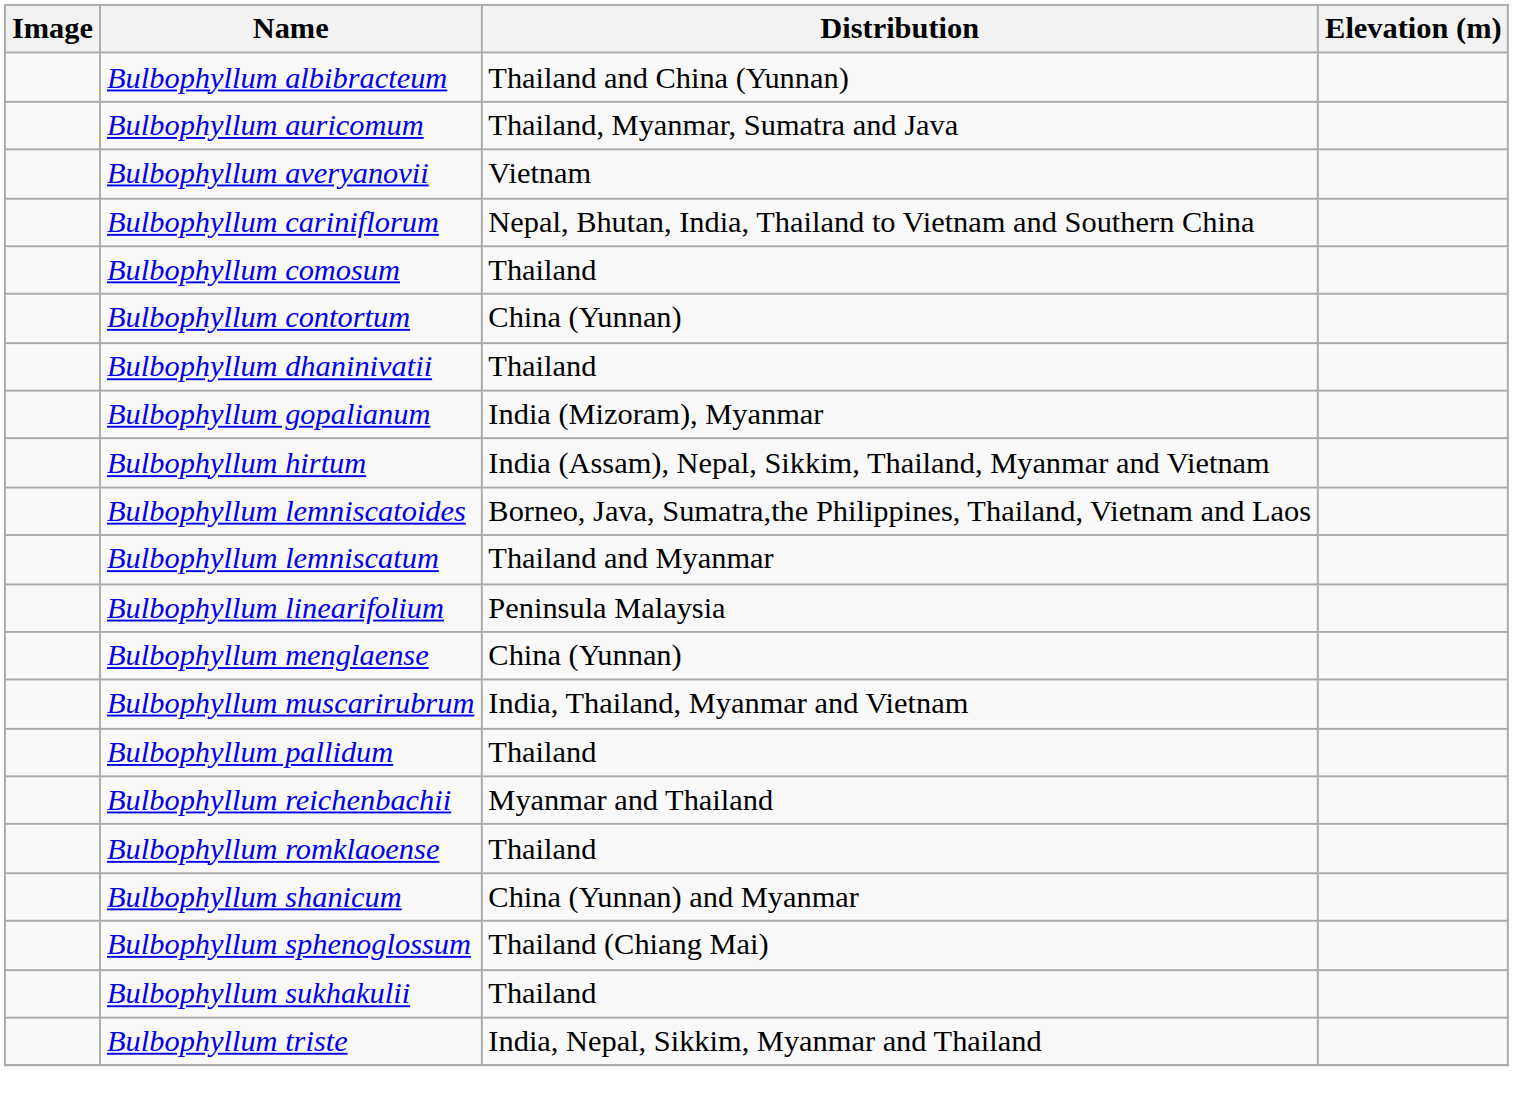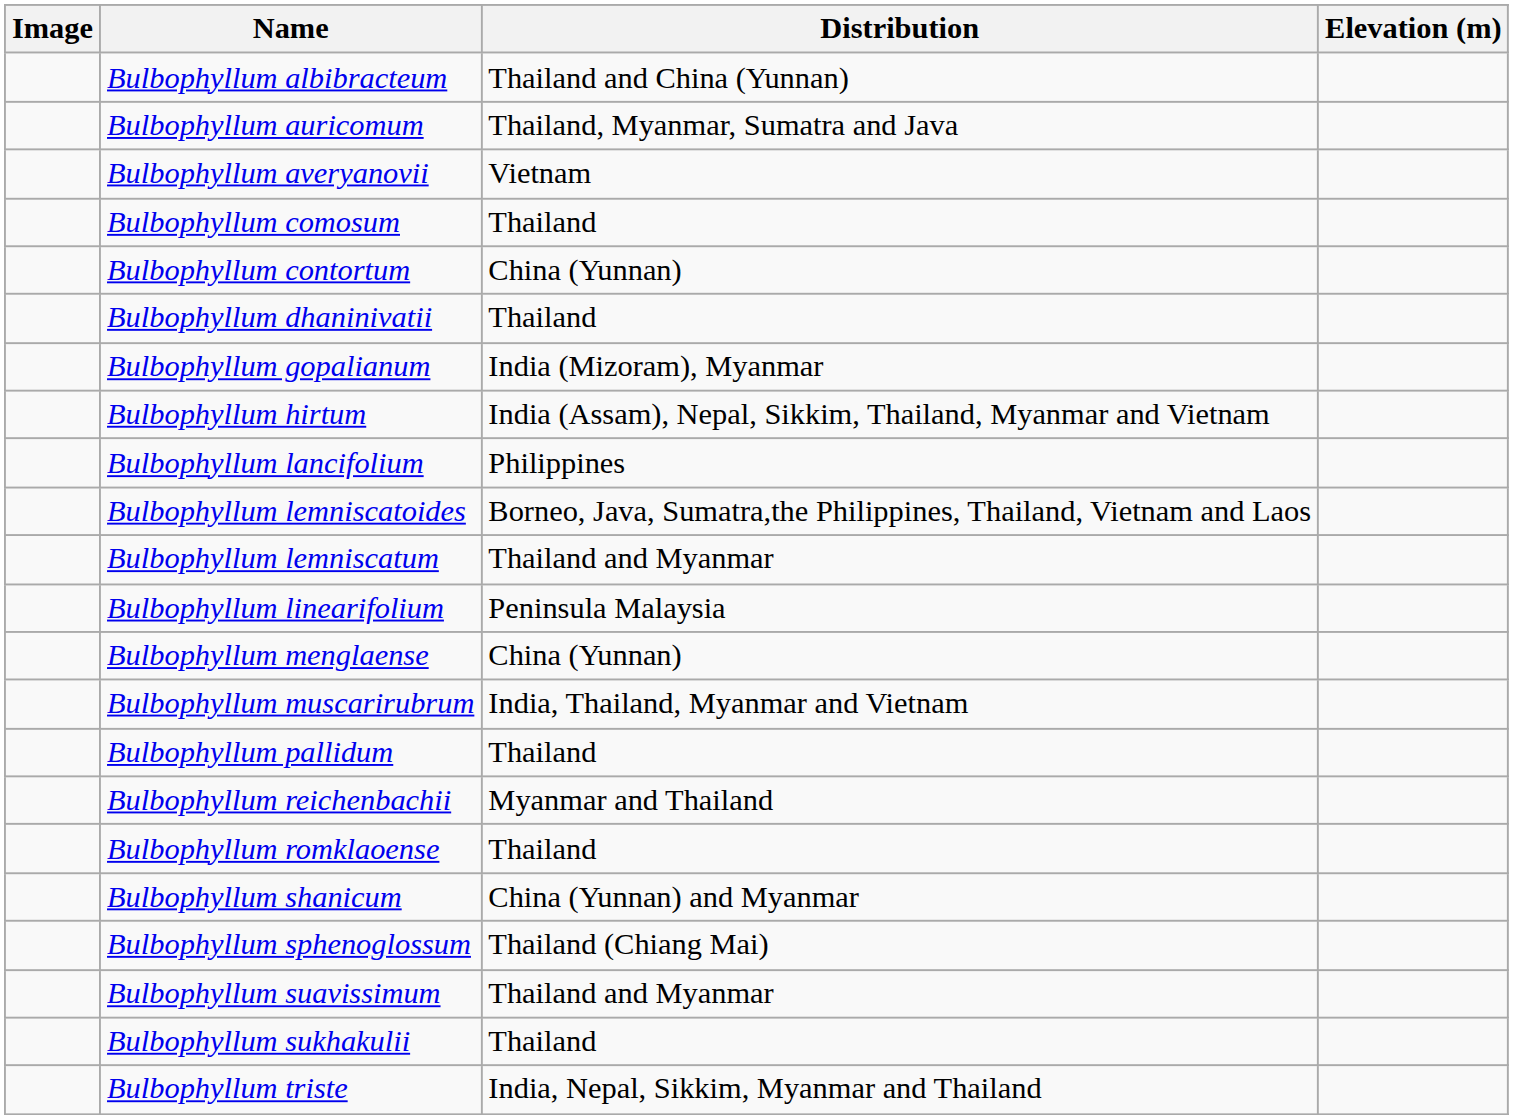- row: (273, 221)
+ row: (265, 462)
+ row: (274, 992)
